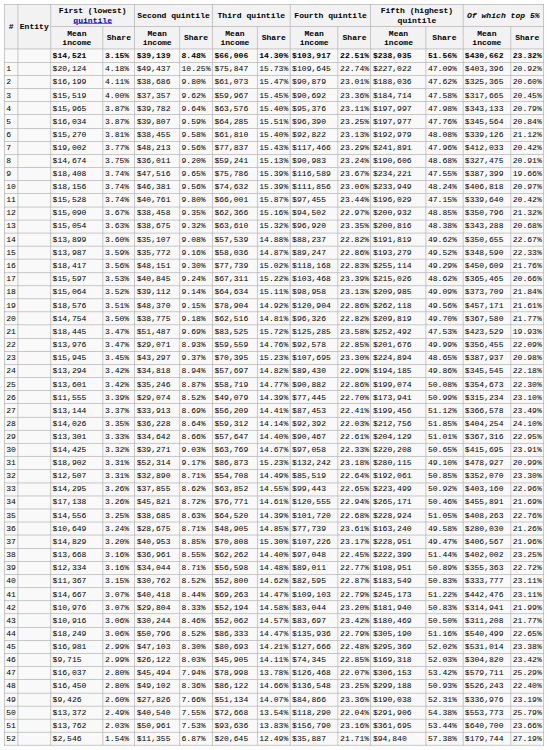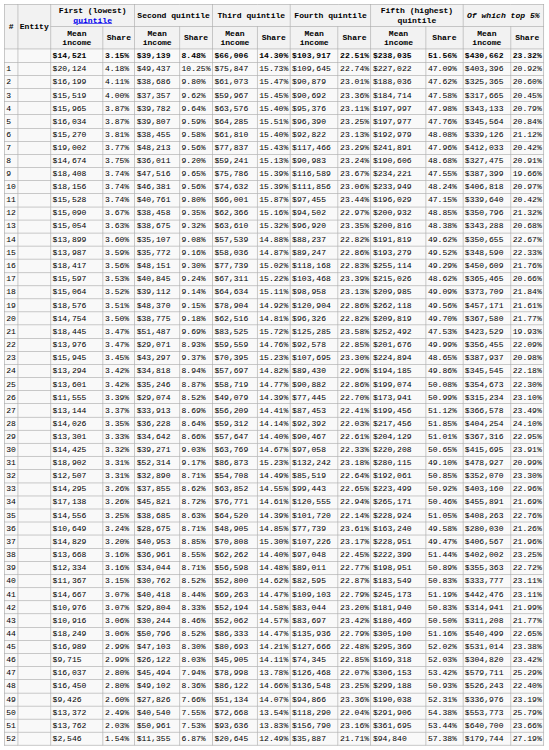(355, 371) 22.99% -> (355, 371) 22.96%
(392, 424) $212,756 -> (392, 424) $217,456
(355, 516) 22.68% -> (355, 516) 22.14%
(442, 594) 51.22% -> (442, 594) 51.19%
(70, 647) $16,981 -> (70, 647) $16,989
(309, 699) $84,866 -> (309, 699) $94,866
